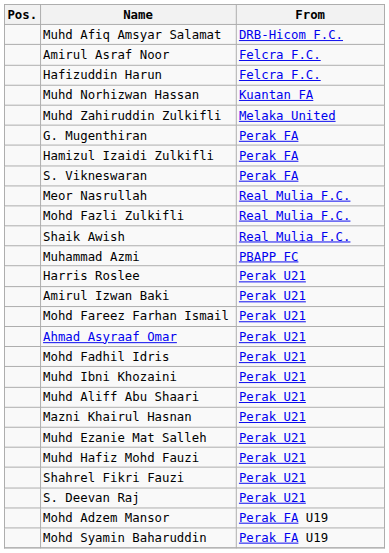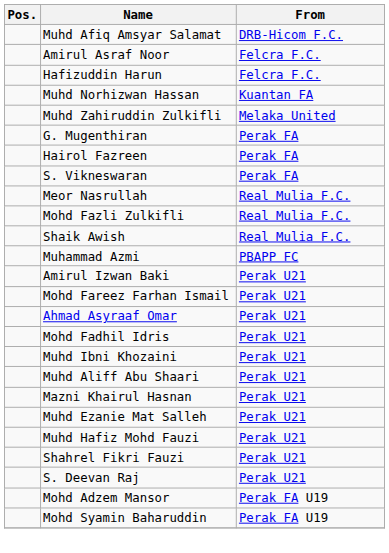+ row: (95, 155)
- row: (129, 155)
- row: (91, 276)
